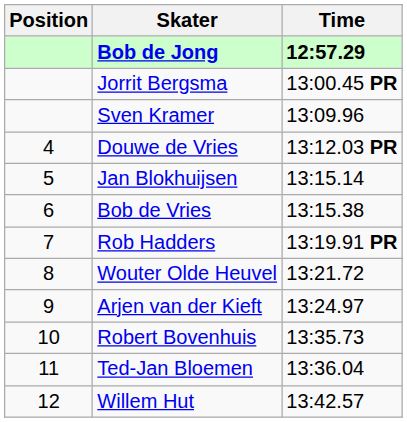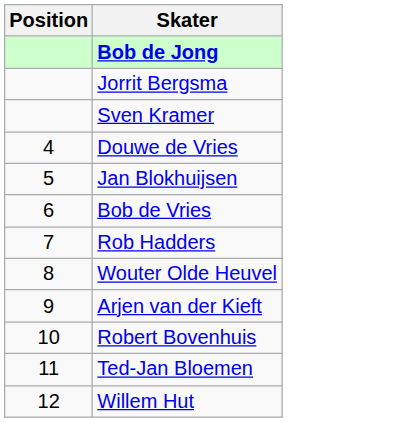- column: (342, 20)
